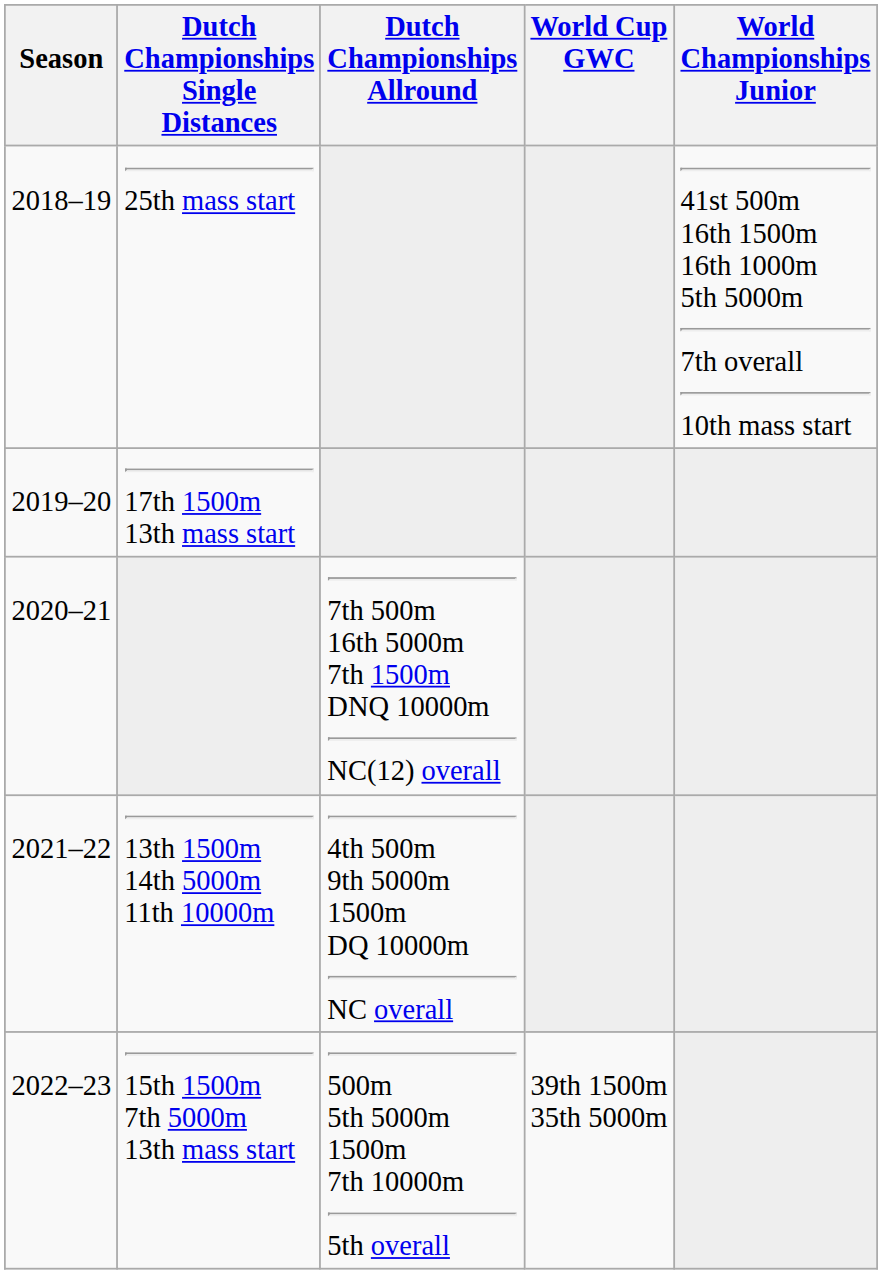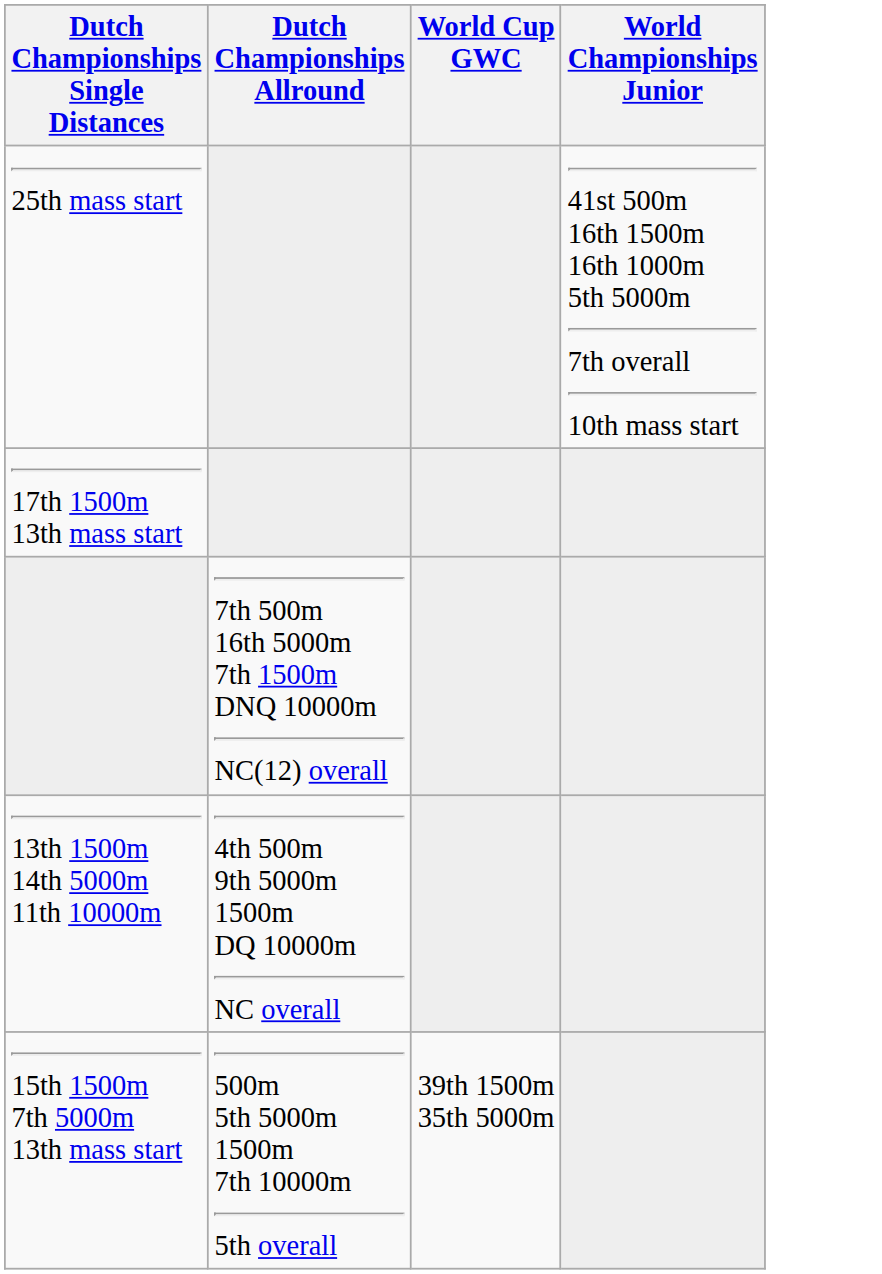- column: (61, 59)
